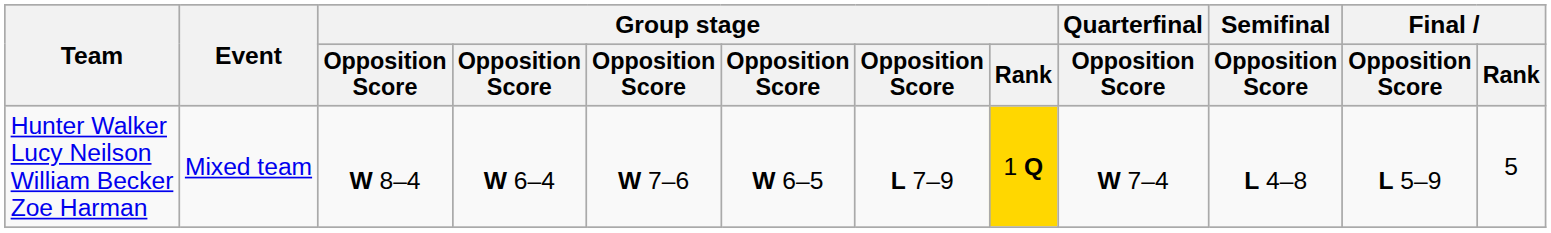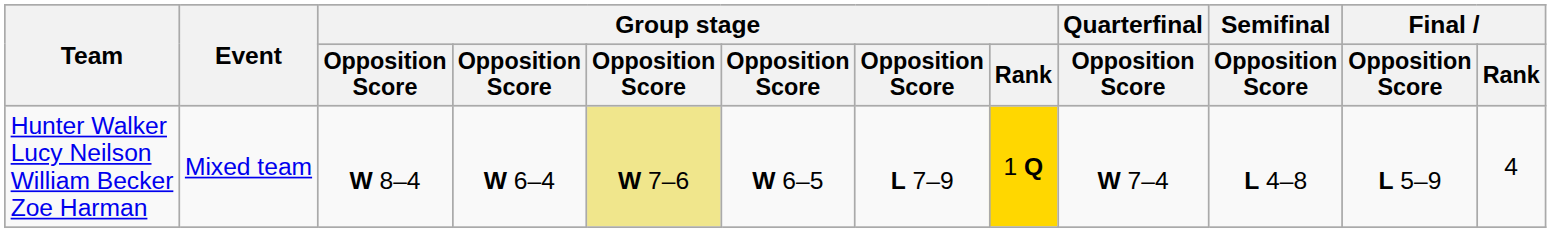(654, 181) no background -> (654, 181) khaki background
(1511, 167) 5 -> (1511, 167) 4
